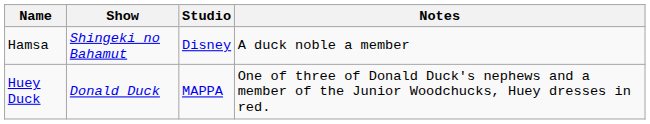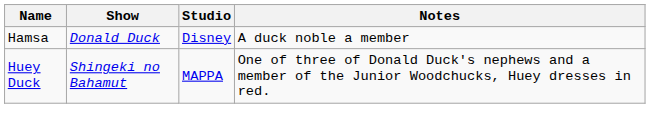(115, 46) Shingeki no Bahamut -> (115, 38) Donald Duck
(115, 92) Donald Duck -> (115, 76) Shingeki no Bahamut
